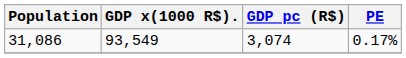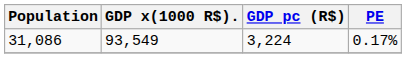(269, 41) 3,074 -> (269, 41) 3,224
